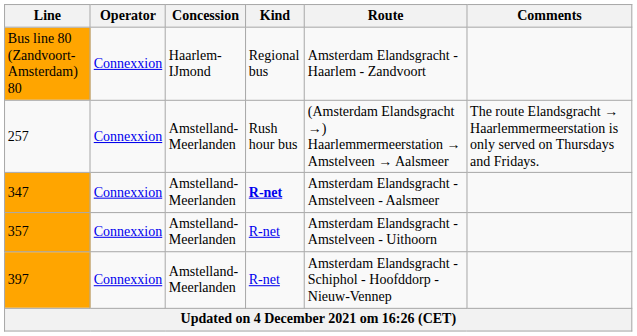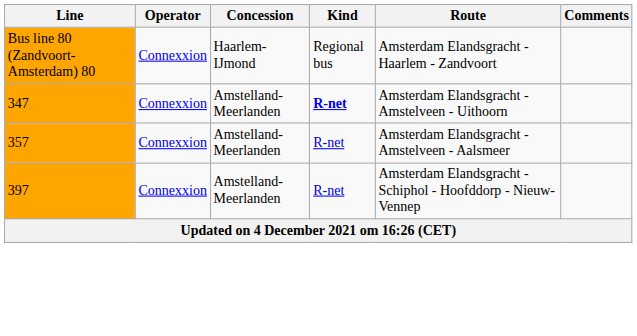- row: (18, 136)
(383, 192) Amsterdam Elandsgracht - Amstelveen - Aalsmeer -> (454, 103) Amsterdam Elandsgracht - Amstelveen - Uithoorn
(383, 231) Amsterdam Elandsgracht - Amstelveen - Uithoorn -> (454, 142) Amsterdam Elandsgracht - Amstelveen - Aalsmeer
